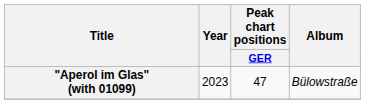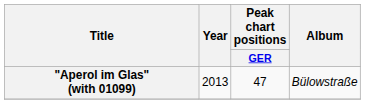(215, 82) 2023 -> (215, 82) 2013
